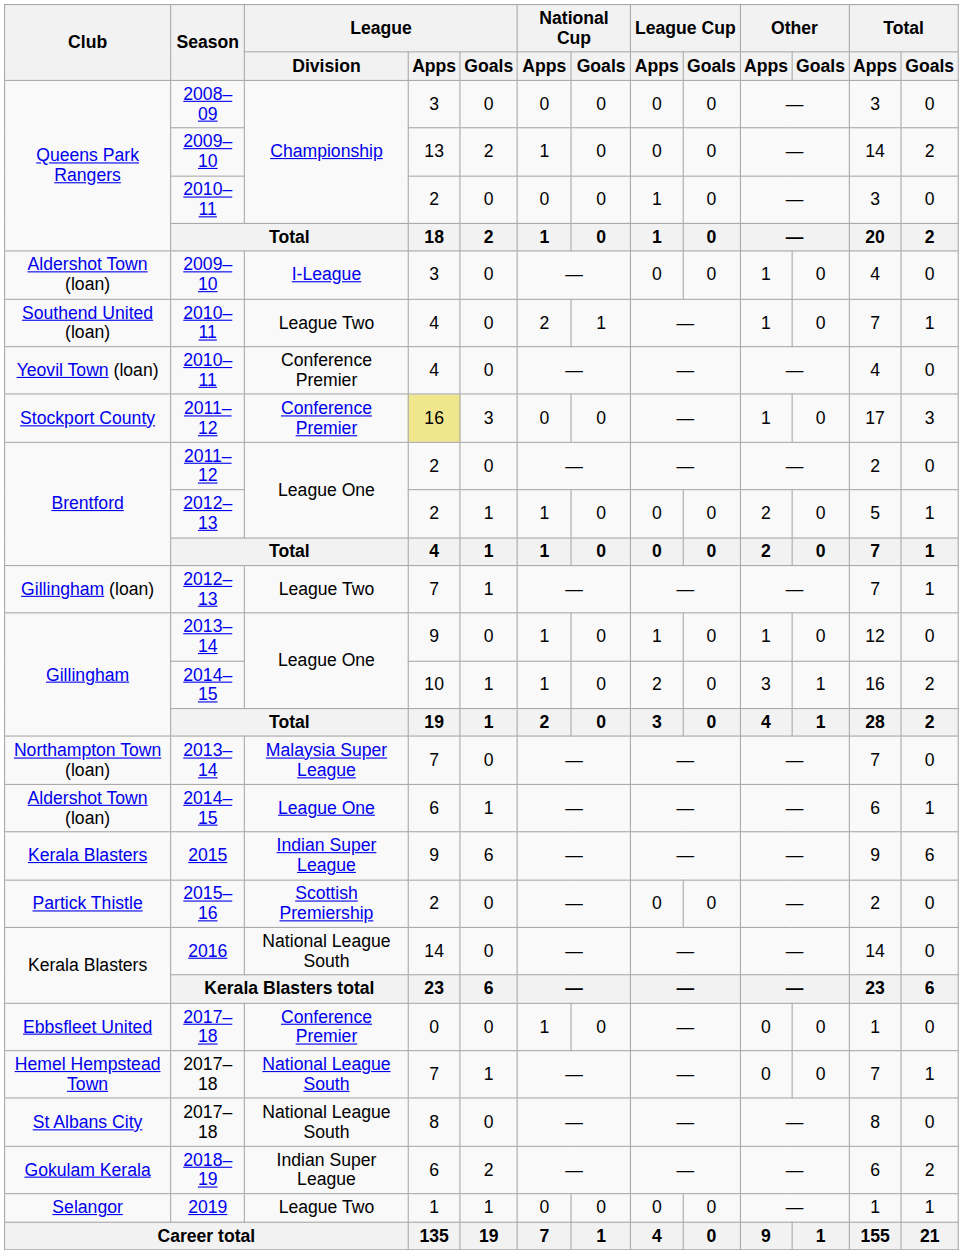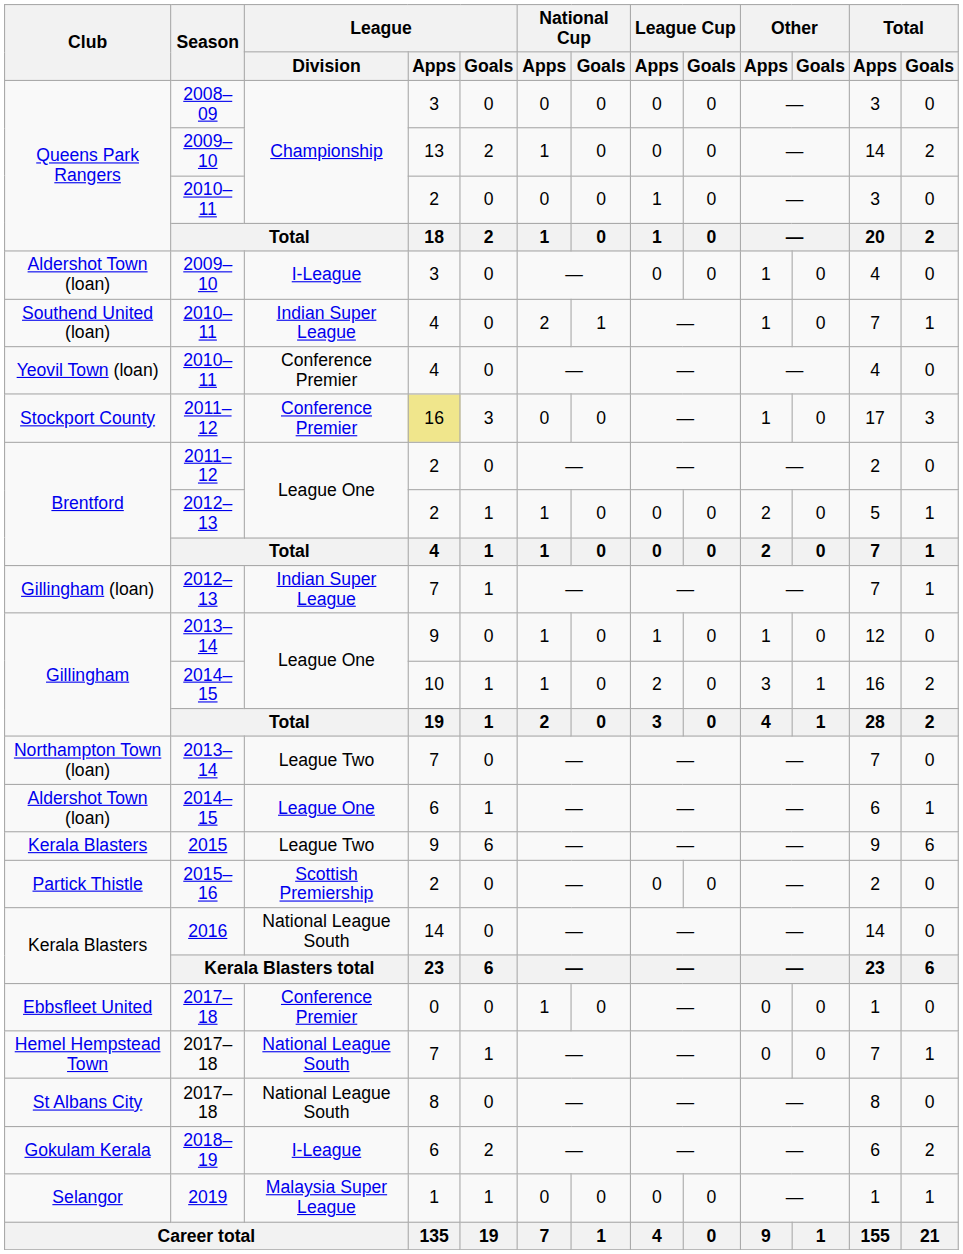(326, 322) League Two -> (326, 322) Indian Super League
(326, 589) League Two -> (326, 589) Indian Super League
(326, 760) Malaysia Super League -> (326, 760) League Two
(326, 855) Indian Super League -> (326, 845) League Two
(326, 1169) Indian Super League -> (326, 1150) I-League
(326, 1207) League Two -> (326, 1197) Malaysia Super League
